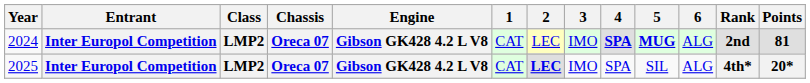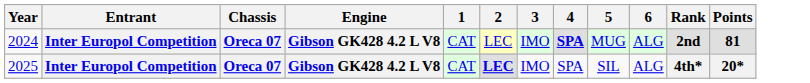- column: (244, 16)
(657, 41) bold -> (608, 41) normal
